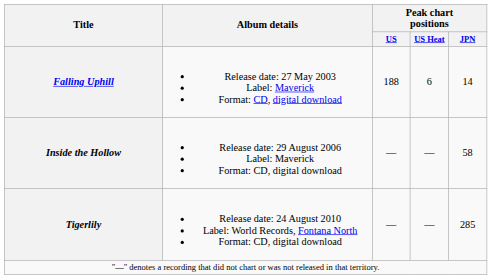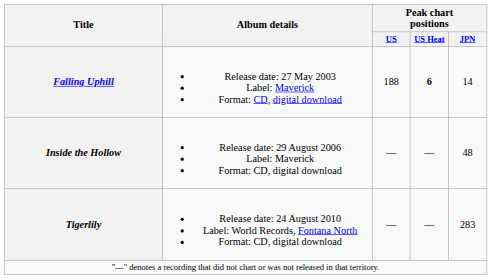(429, 82) normal -> (429, 82) bold
(468, 153) 58 -> (468, 153) 48
(468, 224) 285 -> (468, 224) 283
